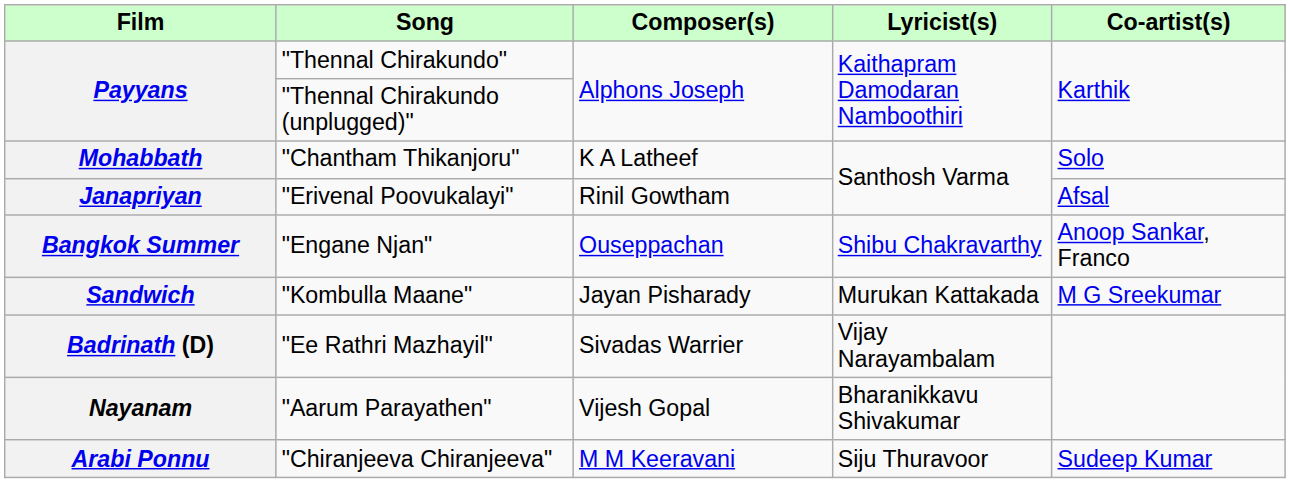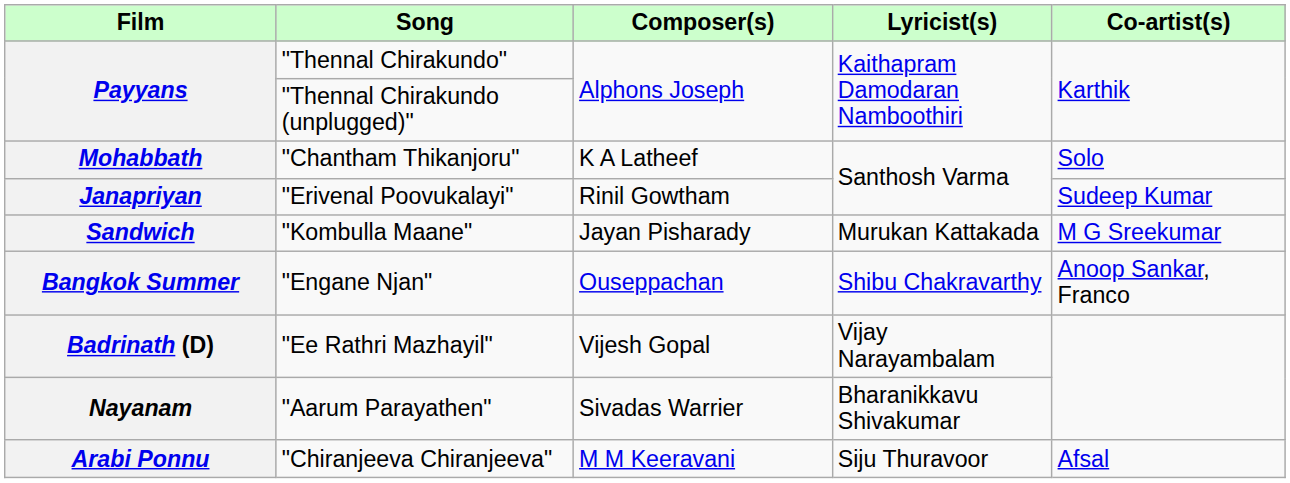(1083, 196) Afsal -> (1135, 196) Sudeep Kumar
rows swapped: (357, 246) <-> (377, 295)
(661, 345) Sivadas Warrier -> (645, 345) Vijesh Gopal
(645, 408) Vijesh Gopal -> (661, 408) Sivadas Warrier
(1135, 458) Sudeep Kumar -> (1083, 458) Afsal
